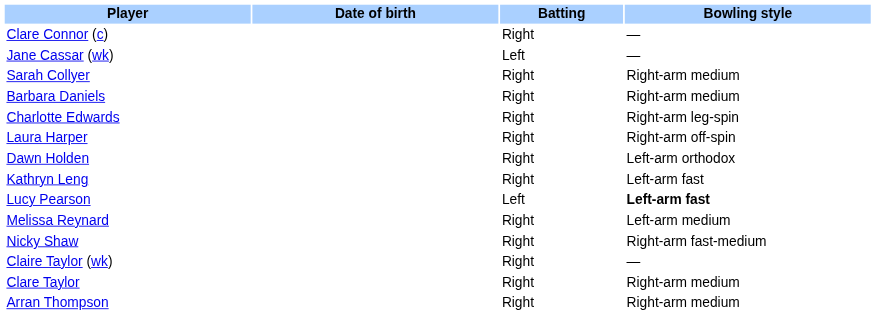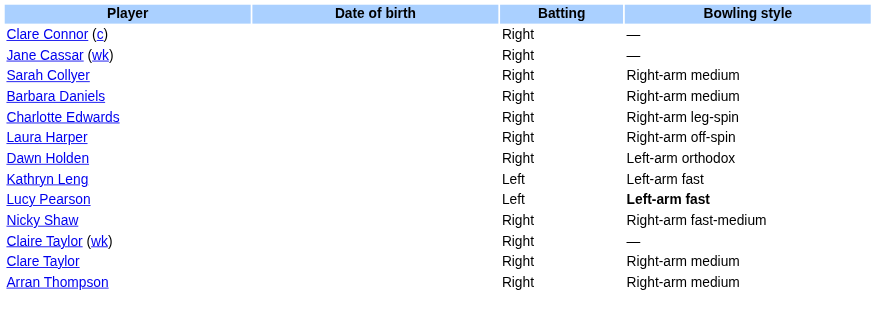(513, 55) Left -> (518, 55) Right
(518, 179) Right -> (513, 179) Left
- row: (58, 220)
